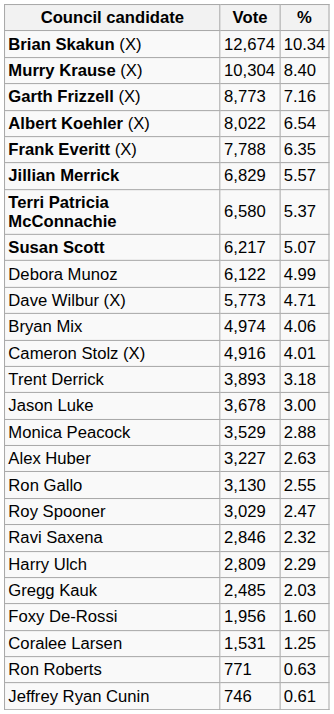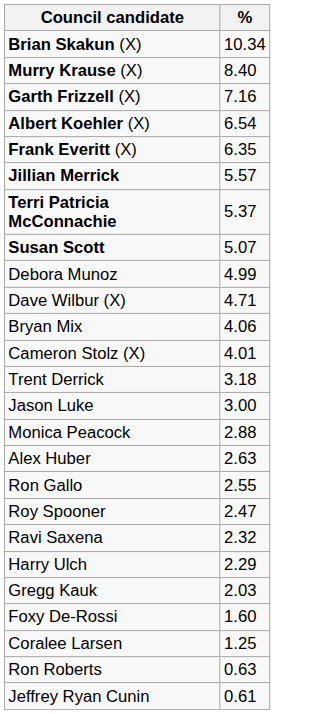- column: (250, 17)
